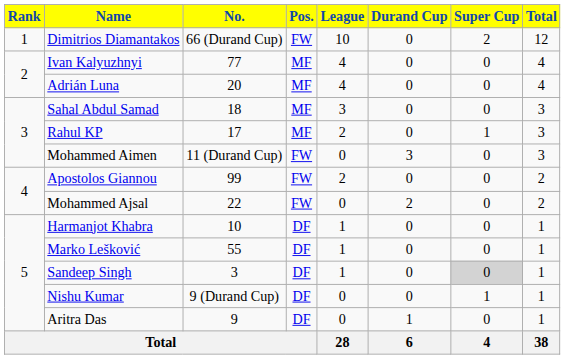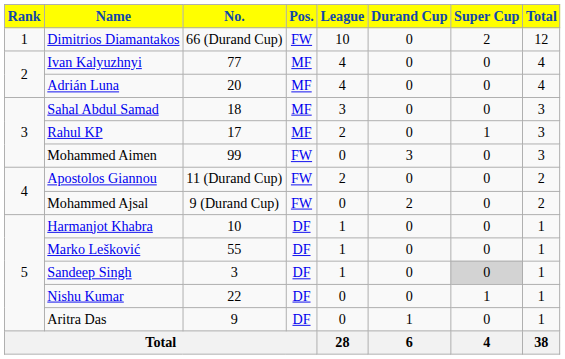(234, 156) 11 (Durand Cup) -> (234, 156) 99
(234, 179) 99 -> (234, 179) 11 (Durand Cup)
(234, 202) 22 -> (234, 202) 9 (Durand Cup)
(234, 296) 9 (Durand Cup) -> (234, 296) 22
